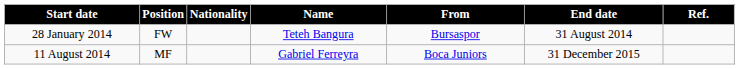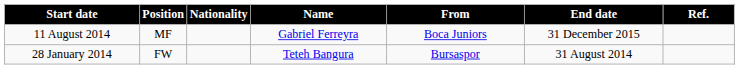rows swapped: (72, 34) <-> (72, 54)
